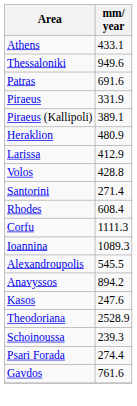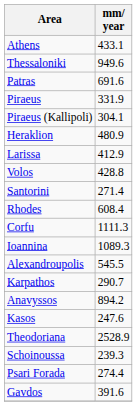(111, 117) 389.1 -> (111, 117) 304.1
+ row: (31, 282)
(111, 373) 761.6 -> (111, 391) 391.6
